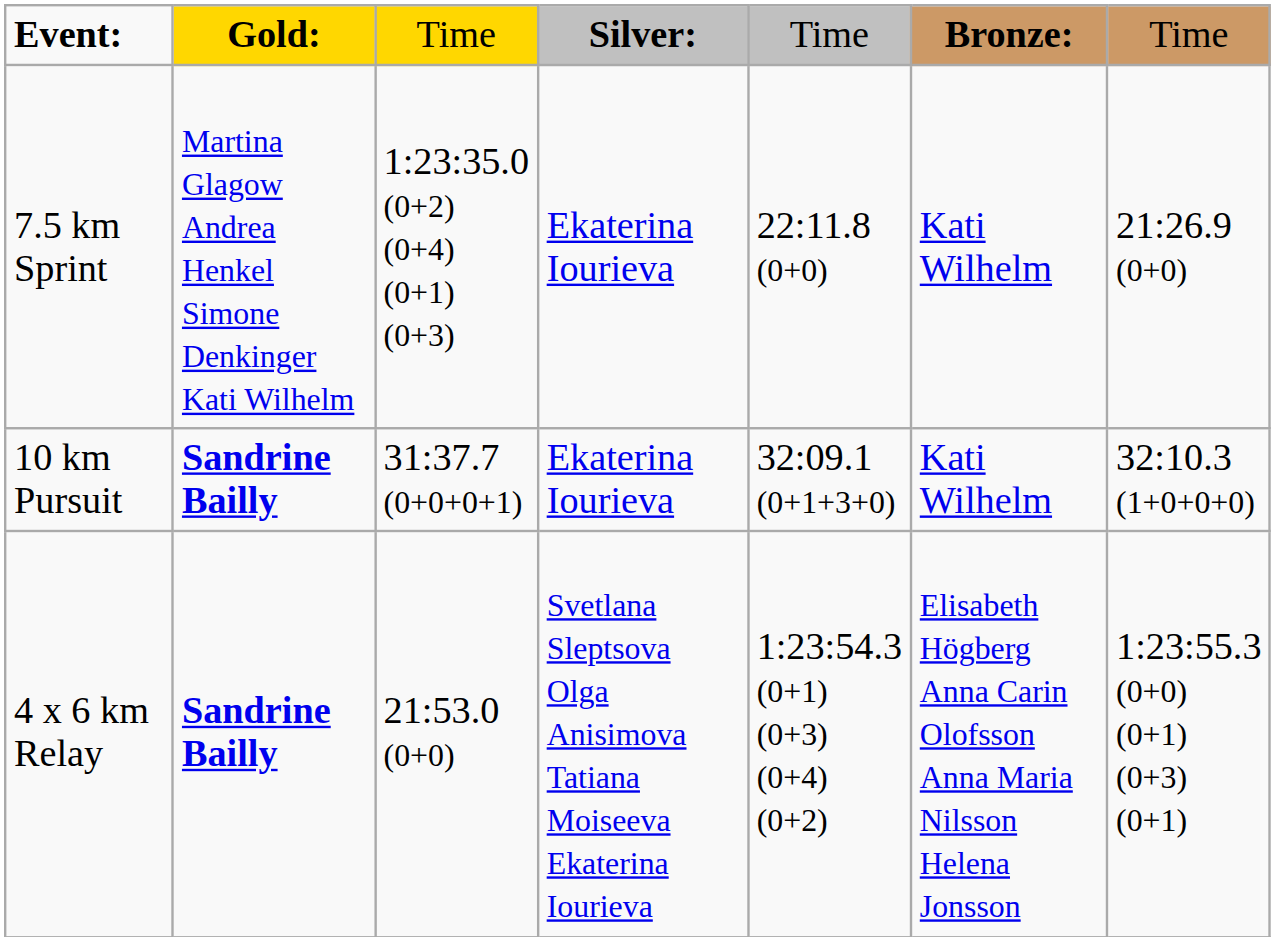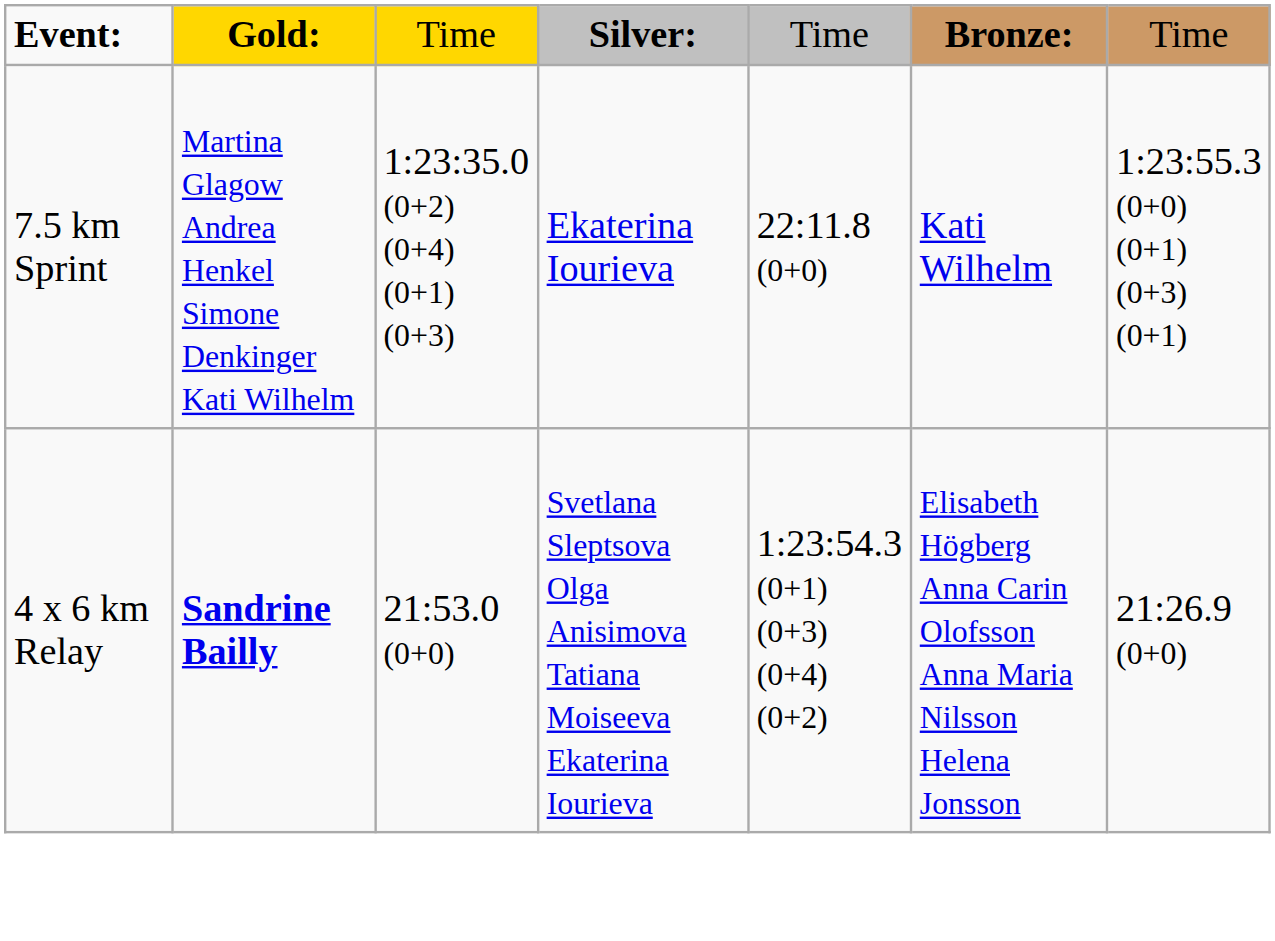(1174, 246) 21:26.9 (0+0) -> (1189, 246) 1:23:55.3 (0+0) (0+1) (0+3) (0+1)
- row: (68, 478)
(1189, 733) 1:23:55.3 (0+0) (0+1) (0+3) (0+1) -> (1174, 629) 21:26.9 (0+0)
